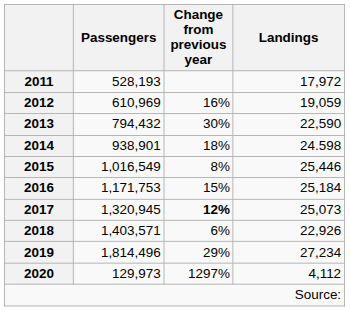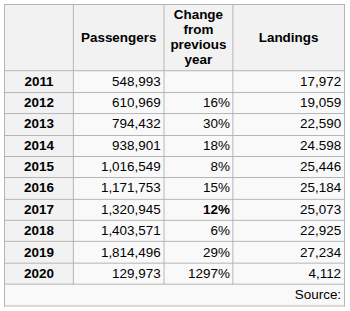(136, 81) 528,193 -> (136, 81) 548,993
(321, 231) 22,926 -> (321, 231) 22,925
